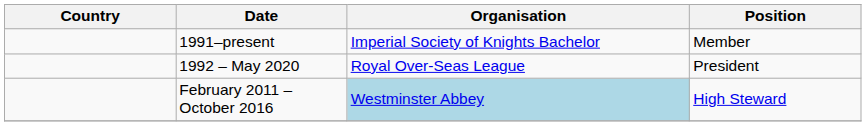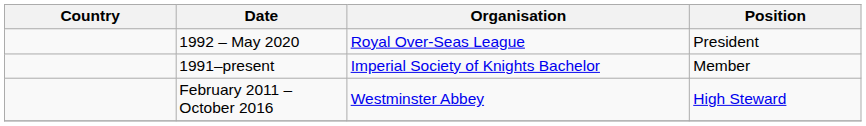rows swapped: (227, 41) <-> (239, 66)
(417, 99) lightblue background -> (417, 99) no background
